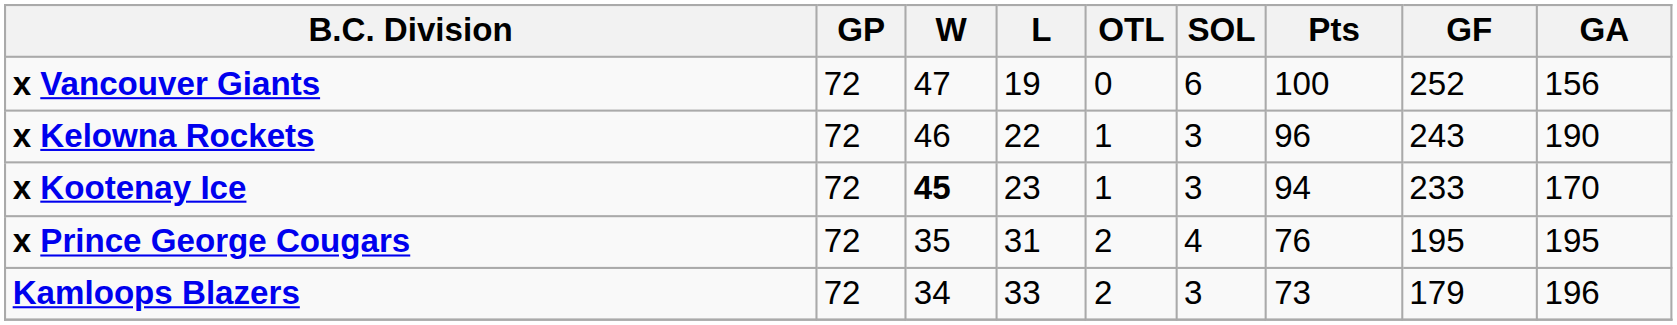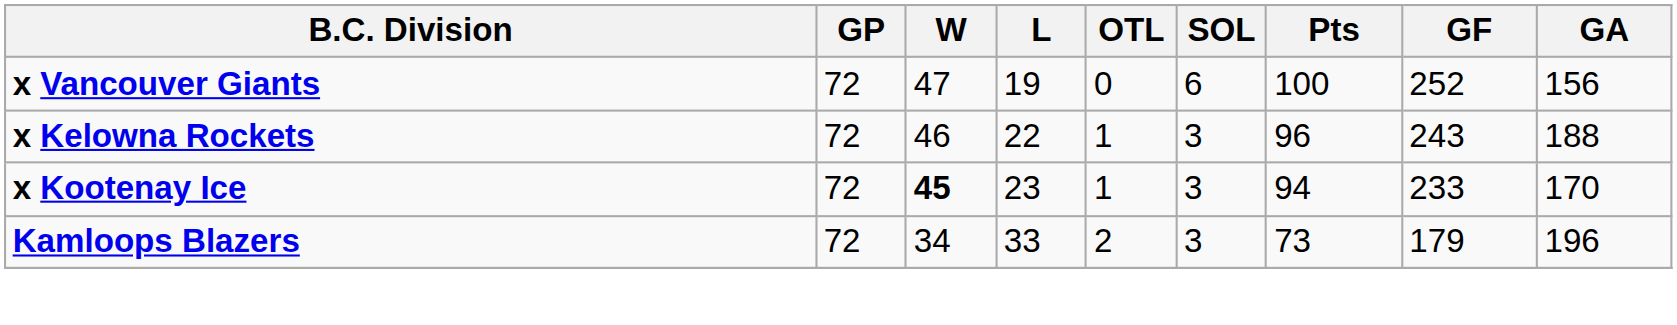(1572, 135) 190 -> (1572, 135) 188
- row: (211, 240)
